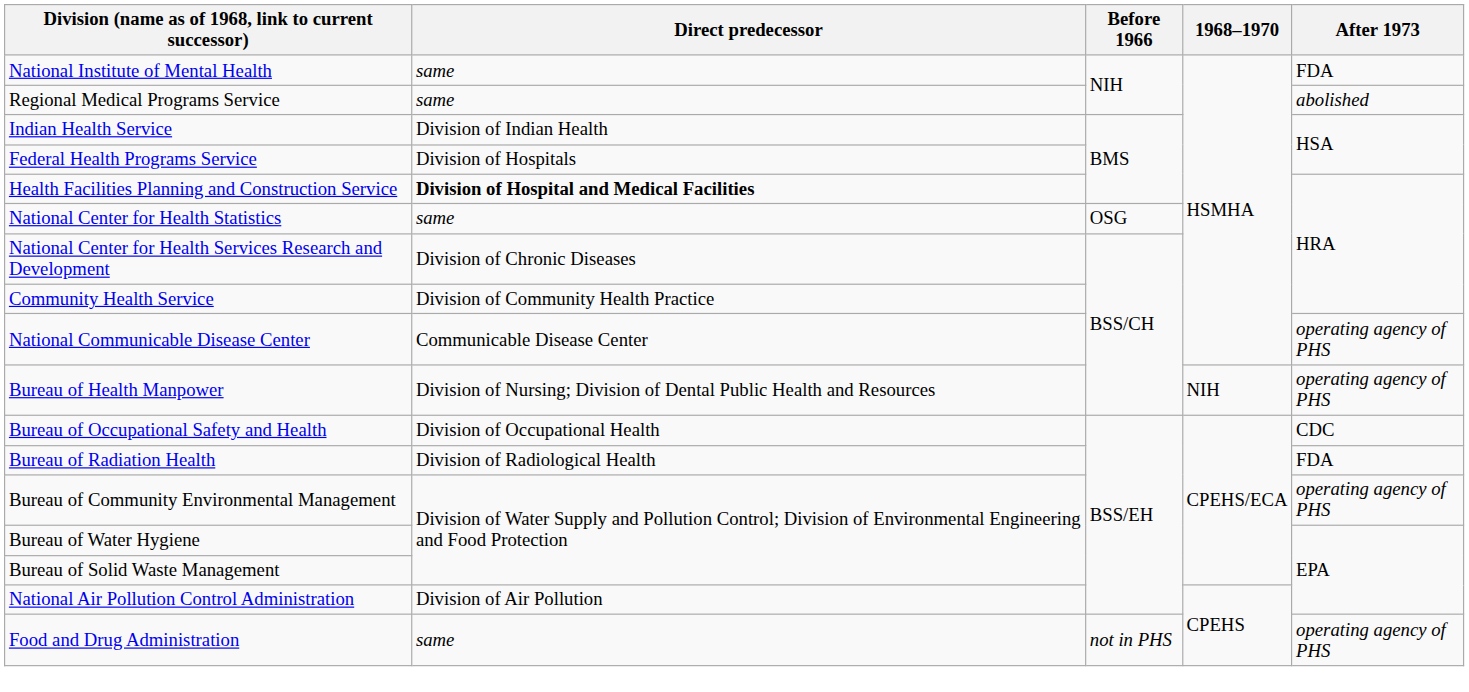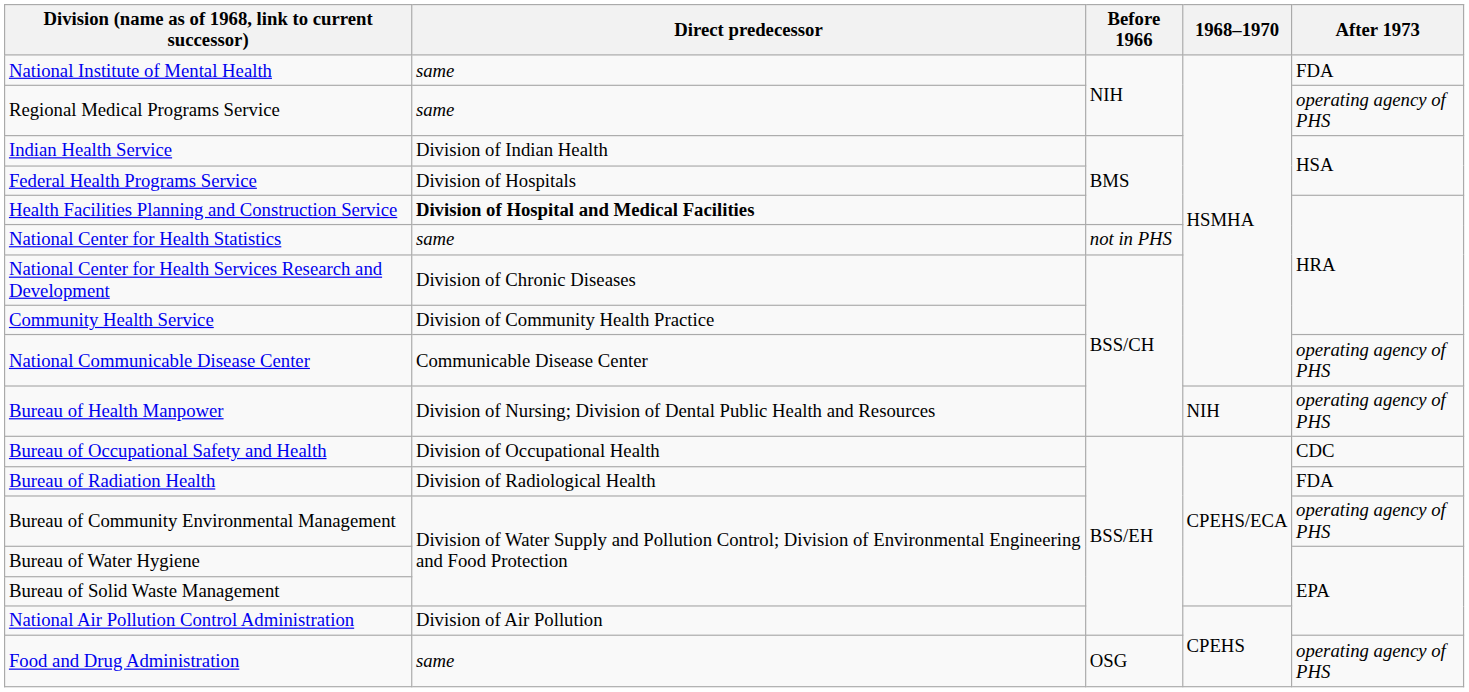(1332, 99) abolished -> (1371, 110) operating agency of PHS
(1109, 218) OSG -> (1131, 239) not in PHS
(1131, 639) not in PHS -> (1109, 660) OSG
